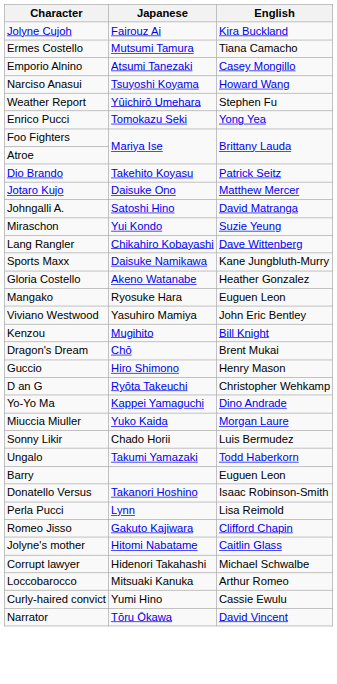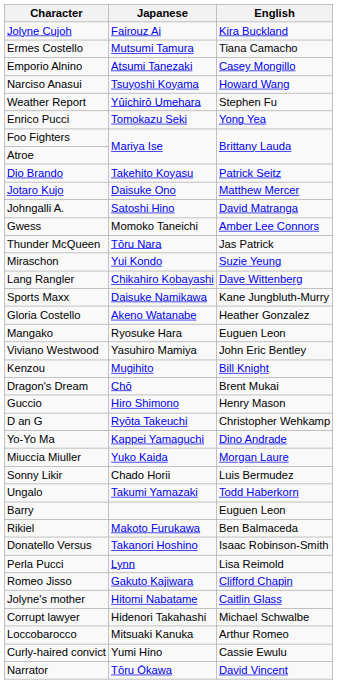+ row: (24, 226)
+ row: (54, 244)
+ row: (21, 528)
